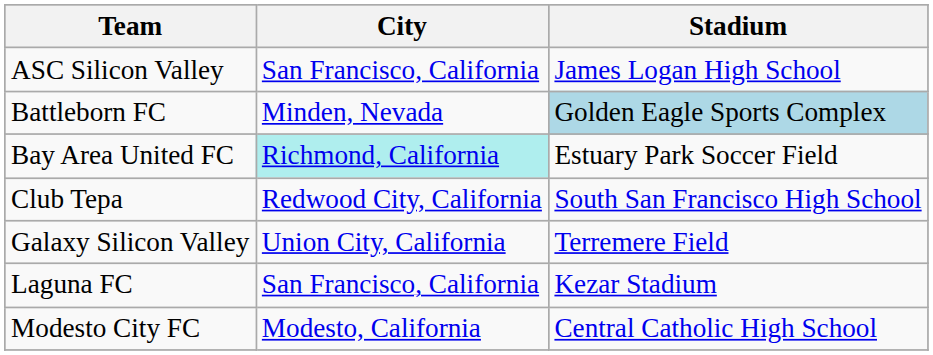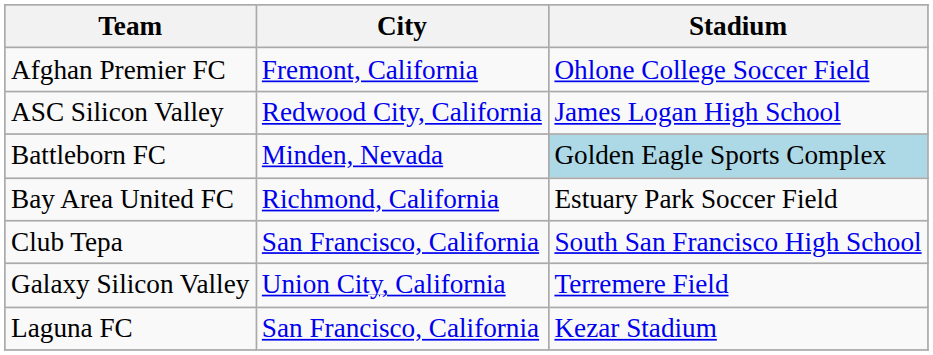+ row: (118, 69)
(400, 69) San Francisco, California -> (402, 112) Redwood City, California
(380, 155) paleturquoise background -> (380, 198) no background
(402, 198) Redwood City, California -> (400, 241) San Francisco, California
- row: (106, 328)
